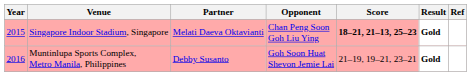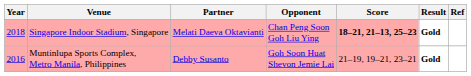(16, 33) 2015 -> (16, 33) 2018
